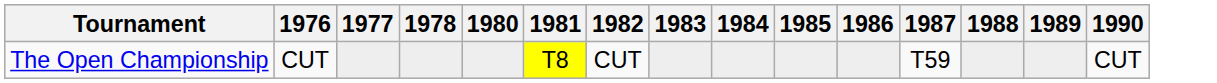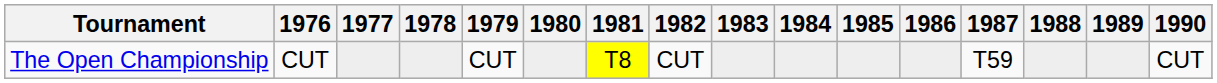+ column: (493, 23)
